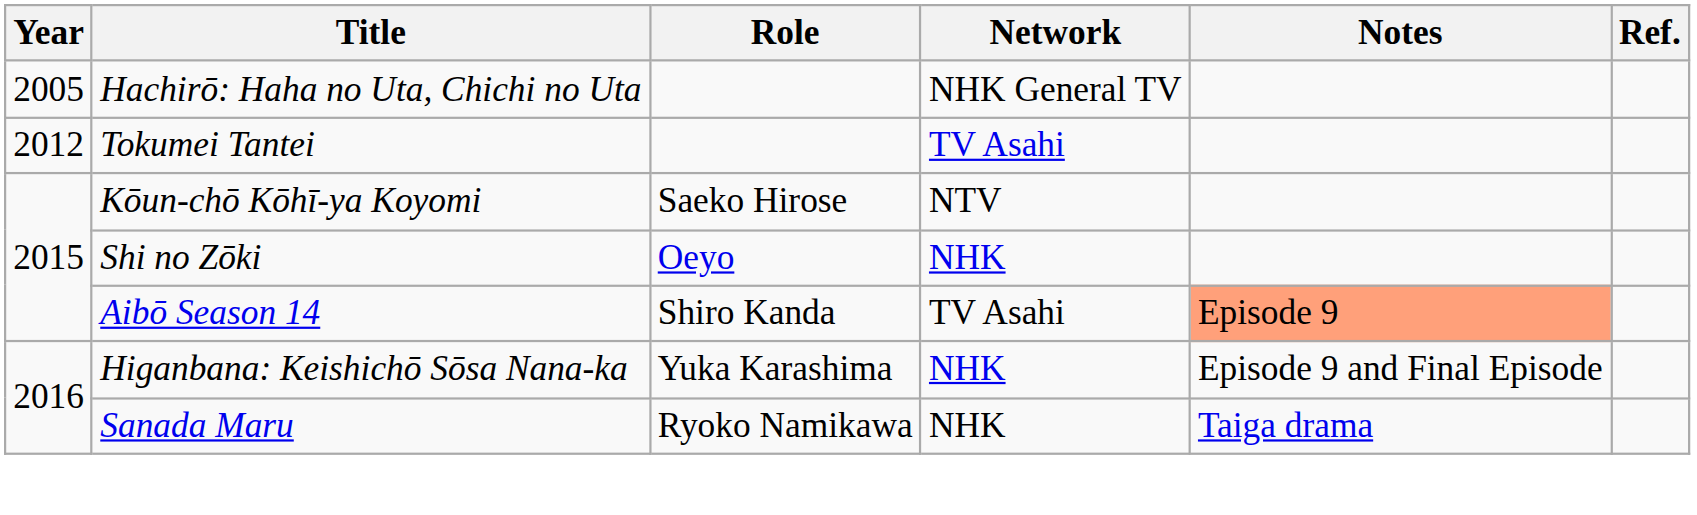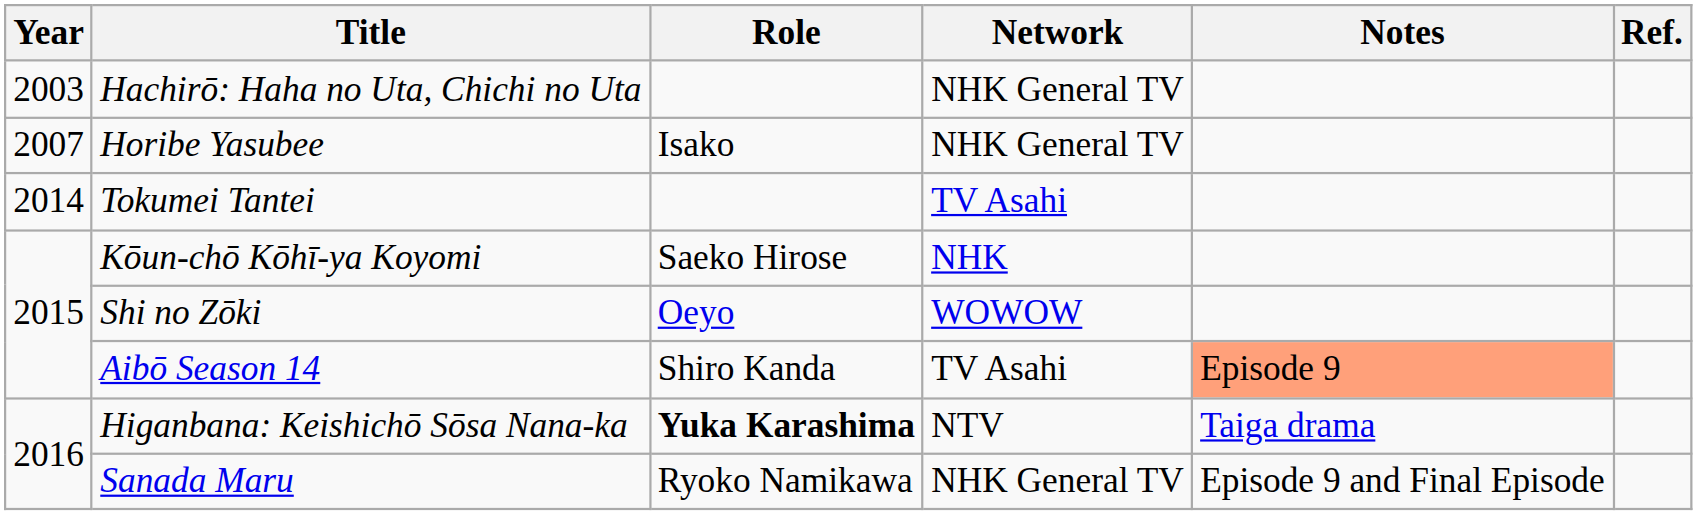(49, 88) 2005 -> (49, 88) 2003
+ row: (212, 144)
(49, 144) 2012 -> (49, 200) 2014
(965, 200) NTV -> (969, 256) NHK
(967, 256) NHK -> (1007, 312) WOWOW
(775, 369) normal -> (786, 425) bold
(967, 369) NHK -> (967, 425) NTV
(1400, 369) Episode 9 and Final Episode -> (1288, 425) Taiga drama
(967, 425) NHK -> (1057, 481) NHK General TV
(1286, 425) Taiga drama -> (1402, 481) Episode 9 and Final Episode
